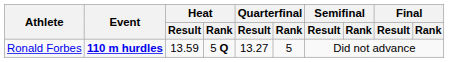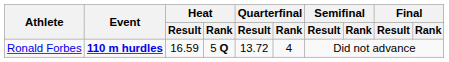(184, 49) 13.59 -> (184, 49) 16.59
(254, 49) 13.27 -> (254, 49) 13.72
(289, 49) 5 -> (289, 49) 4
